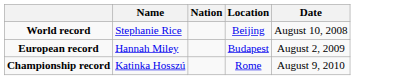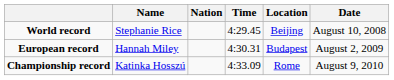+ column: (244, 13)
